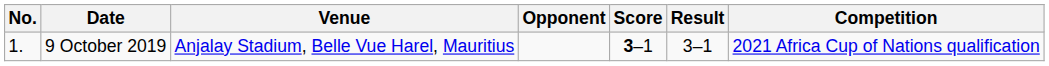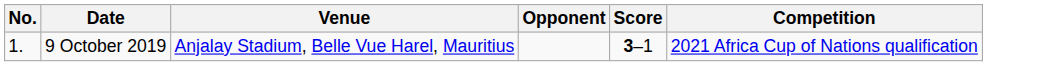- column: (698, 18)
